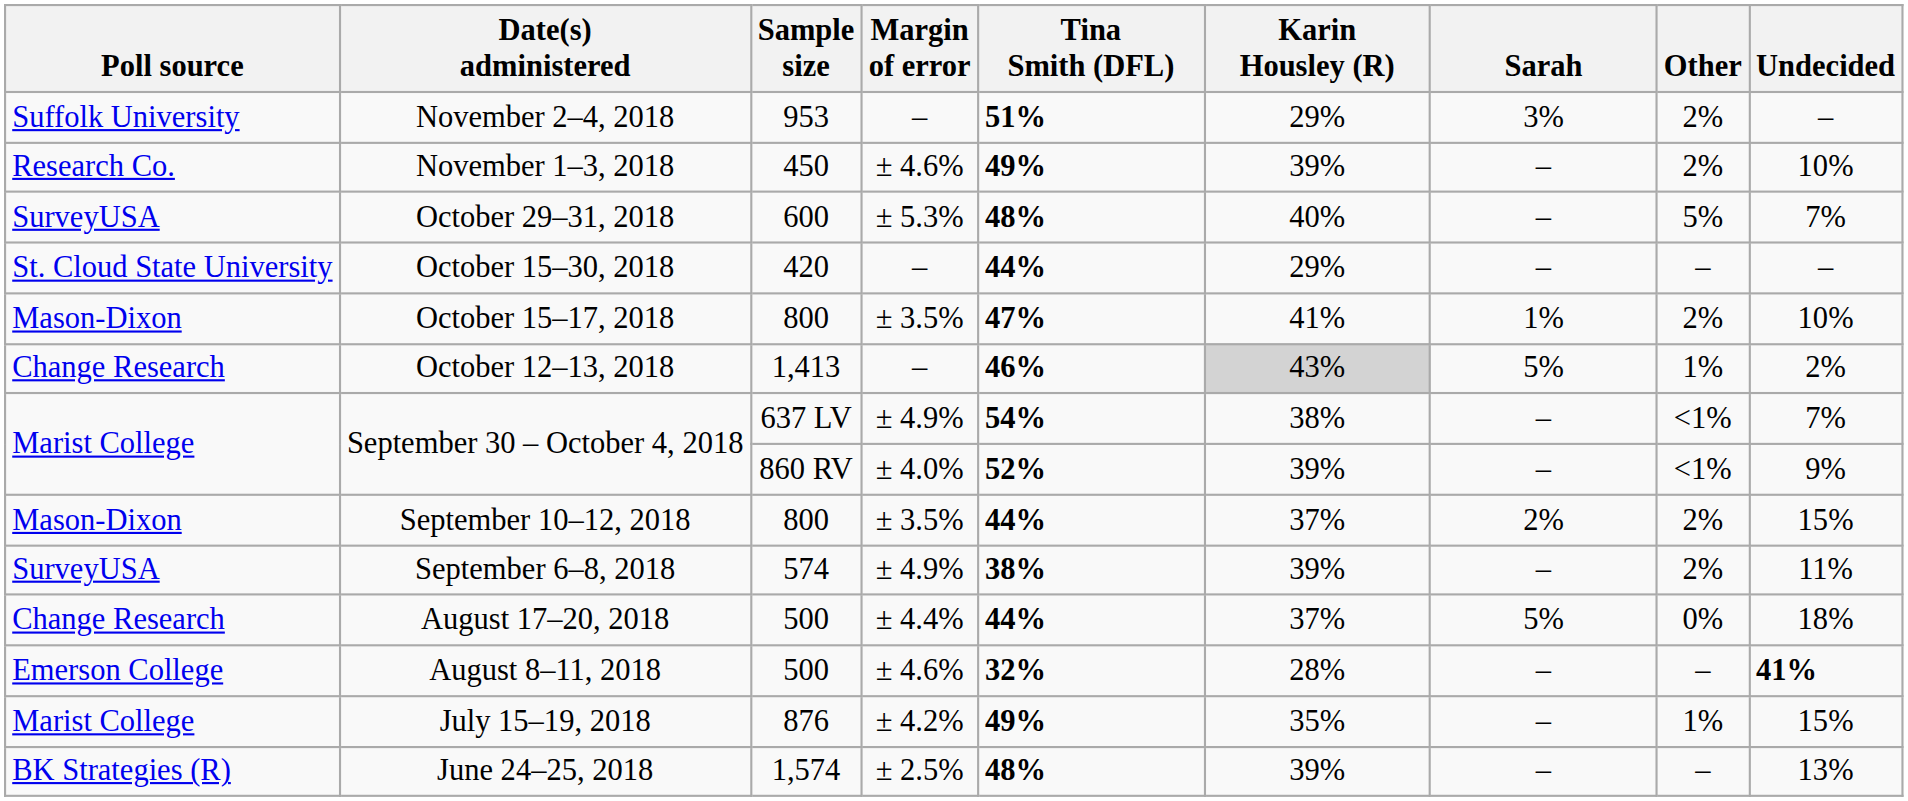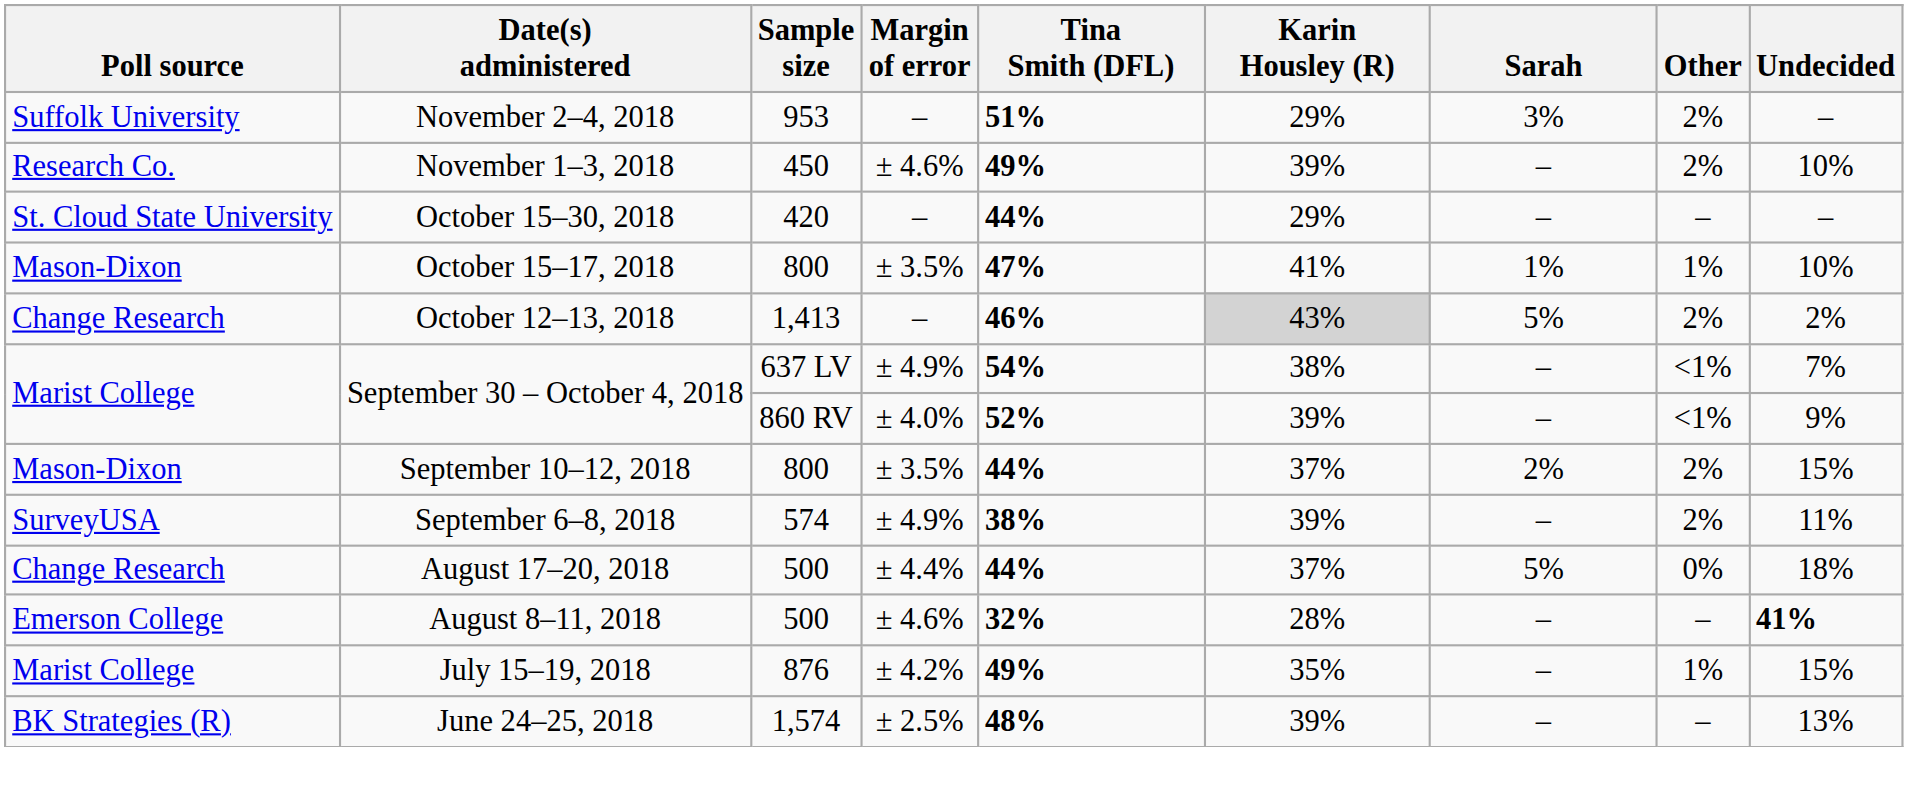- row: (545, 217)
(1703, 317) 2% -> (1703, 267) 1%
(1703, 368) 1% -> (1703, 317) 2%
